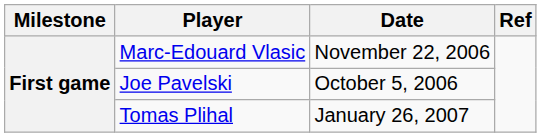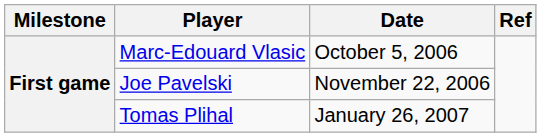(402, 52) November 22, 2006 -> (386, 52) October 5, 2006
(386, 83) October 5, 2006 -> (402, 83) November 22, 2006
